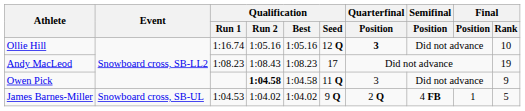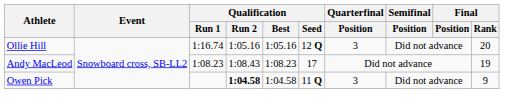(376, 46) bold -> (355, 46) normal
(506, 46) 10 -> (485, 46) 20
- row: (50, 98)
